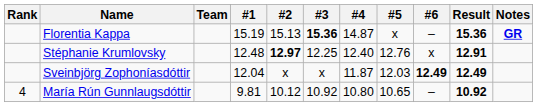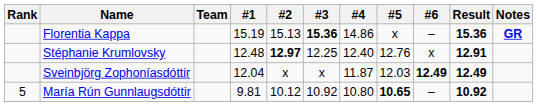(358, 34) 14.87 -> (358, 34) 14.86
(22, 92) 4 -> (22, 92) 5
(395, 92) normal -> (395, 92) bold
